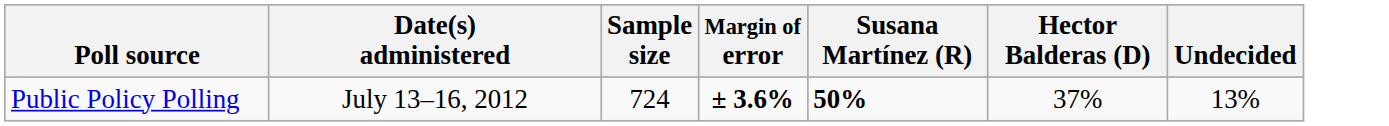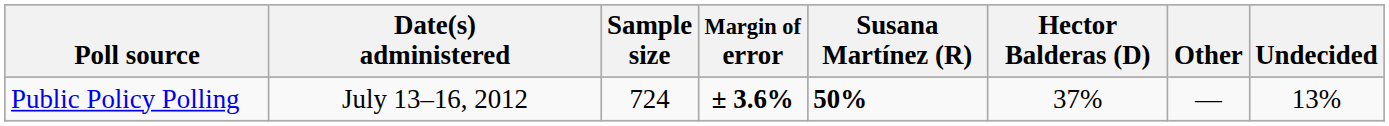+ column: (1208, 56)
